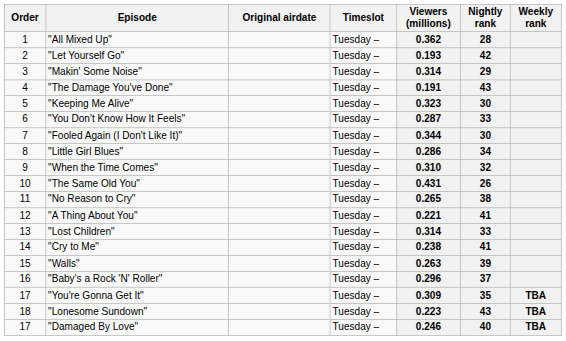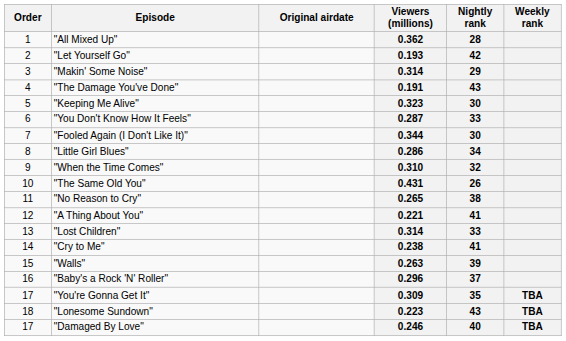- column: (363, 18)
